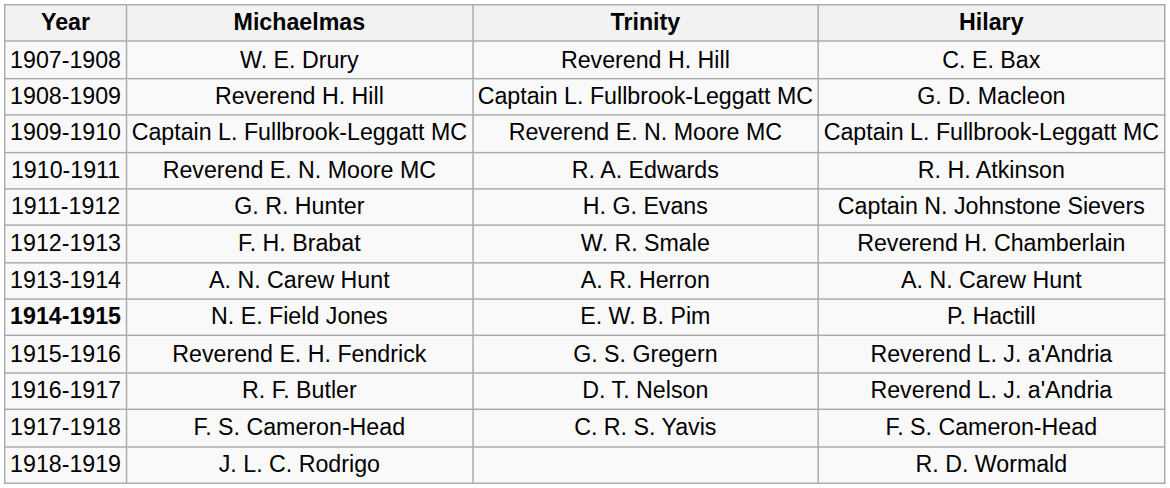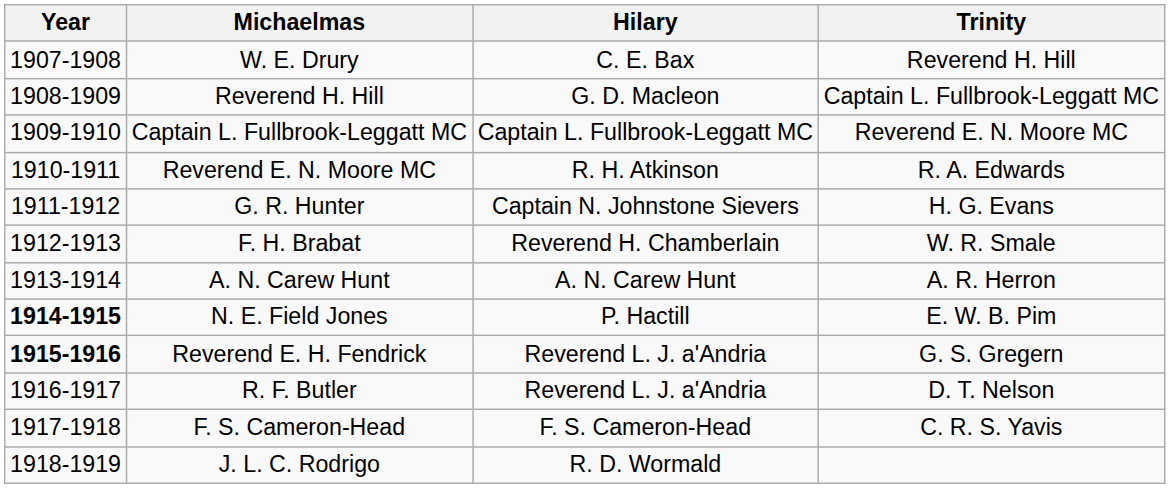columns swapped: (991, 22) <-> (645, 22)
(66, 354) normal -> (66, 354) bold
